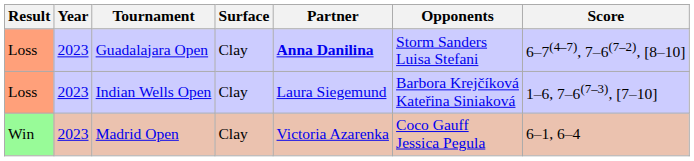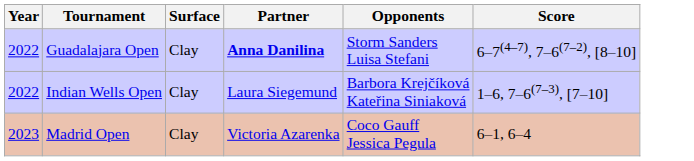- column: (29, 16)
(73, 50) 2023 -> (24, 50) 2022
(73, 92) 2023 -> (24, 92) 2022
